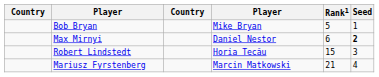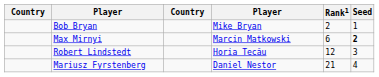(328, 26) 5 -> (328, 26) 2
(245, 39) Daniel Nestor -> (252, 39) Marcin Matkowski
(330, 52) 15 -> (330, 52) 12
(252, 65) Marcin Matkowski -> (245, 65) Daniel Nestor
